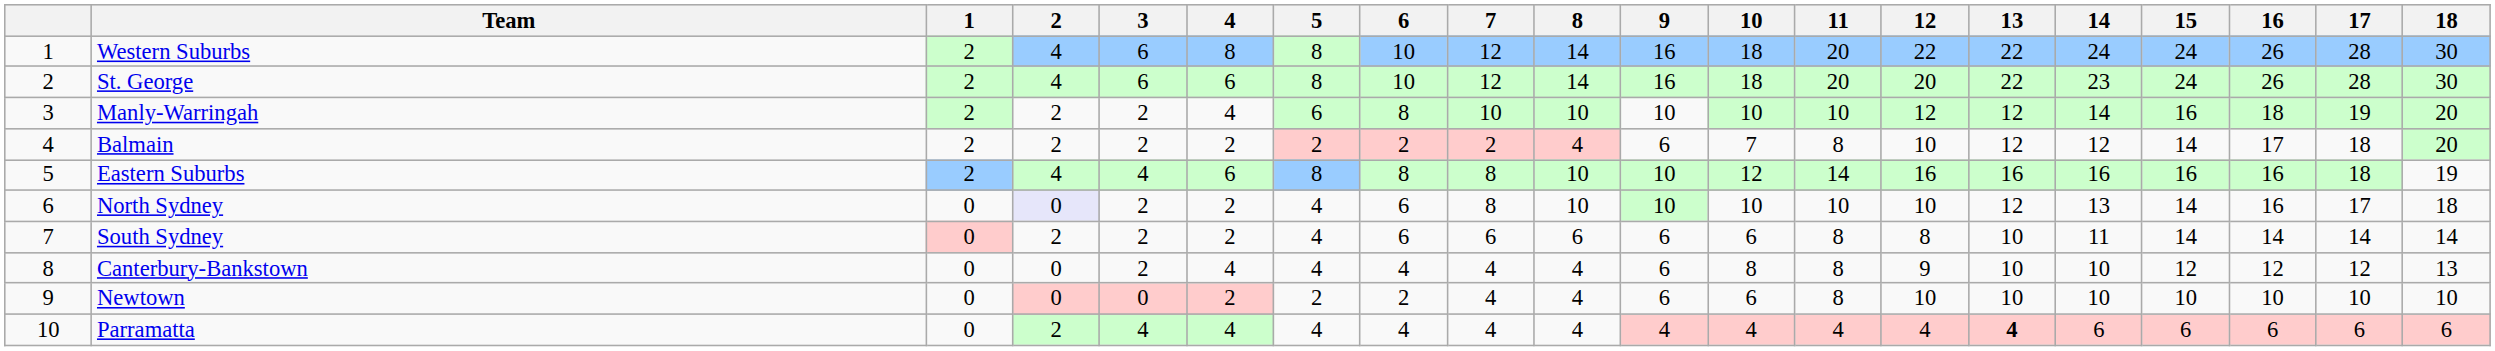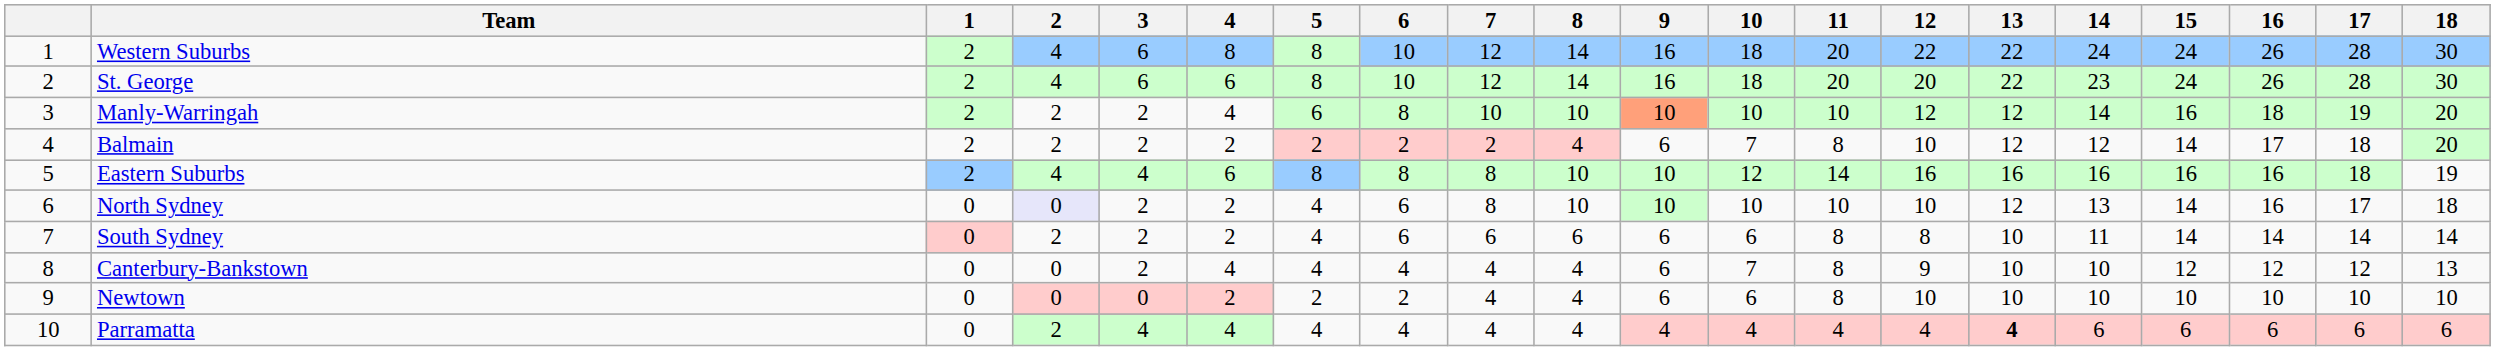(1664, 113) no background -> (1664, 113) lightsalmon background
(1751, 267) 8 -> (1751, 267) 7
